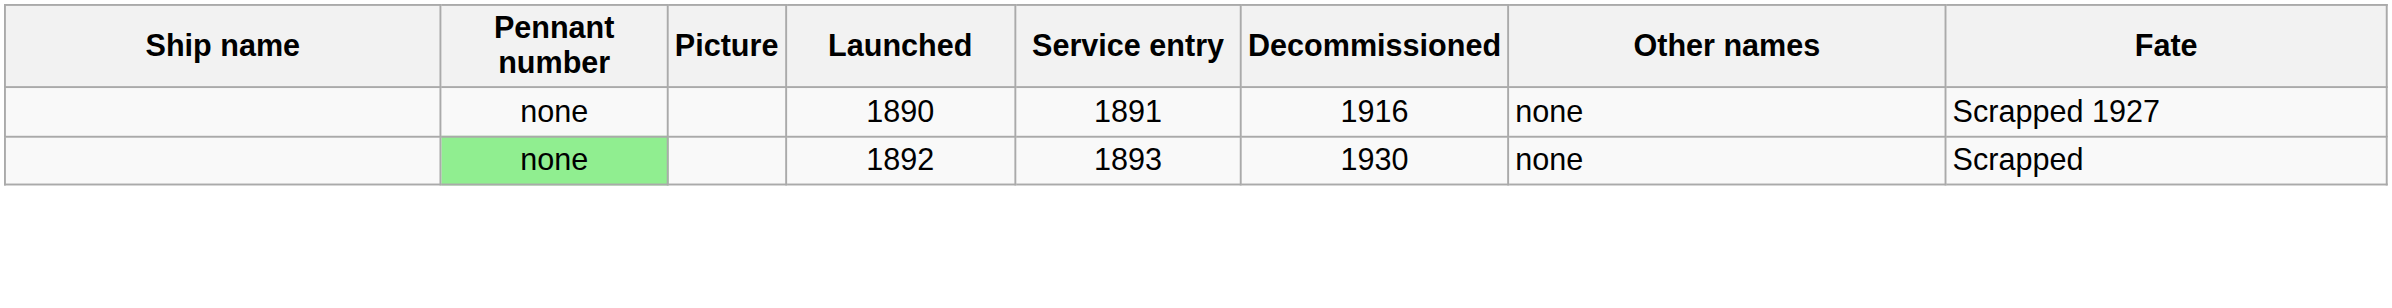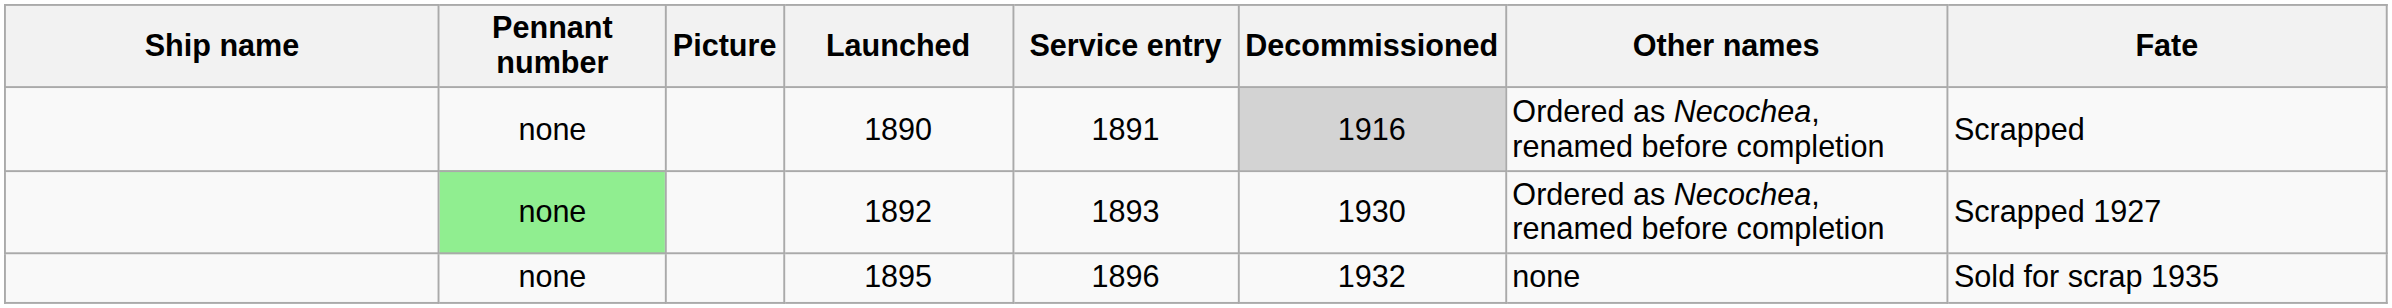(1375, 111) no background -> (1372, 128) lightgrey background
(1549, 111) none -> (1698, 128) Ordered as Necochea, renamed before completion
(2056, 111) Scrapped 1927 -> (2019, 128) Scrapped
(1549, 160) none -> (1698, 211) Ordered as Necochea, renamed before completion
(2018, 160) Scrapped -> (2058, 211) Scrapped 1927
+ row: (898, 277)
